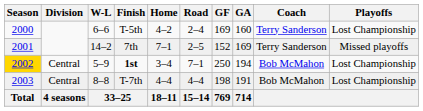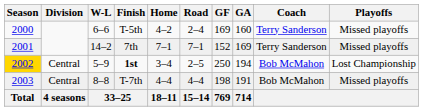(374, 30) Lost Championship -> (374, 30) Missed playoffs
(196, 47) 2–5 -> (196, 47) 7–1
(196, 64) 7–1 -> (196, 64) 2–5
(374, 81) Lost Championship -> (374, 81) Missed playoffs
